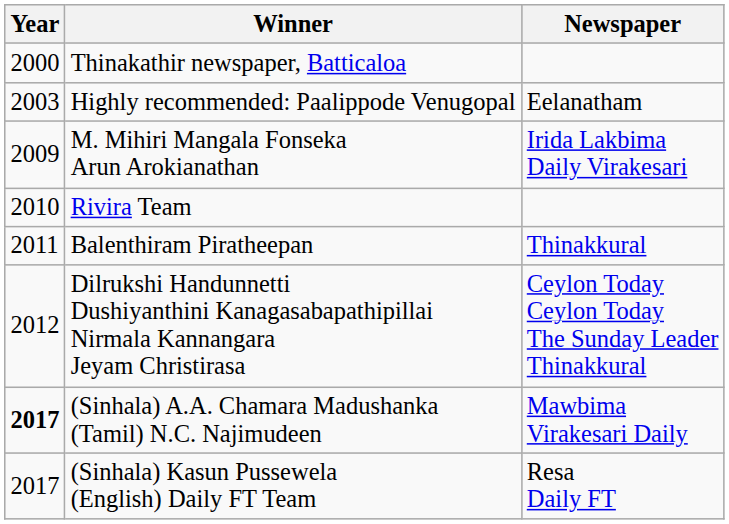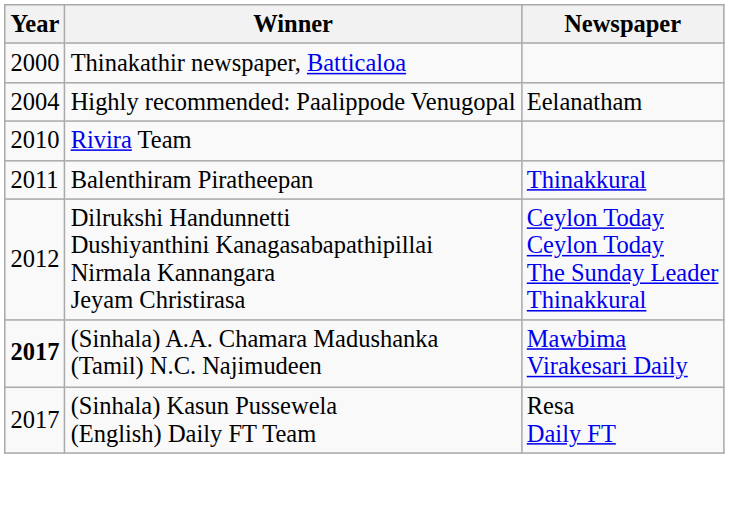(35, 101) 2003 -> (35, 101) 2004
- row: (209, 154)
